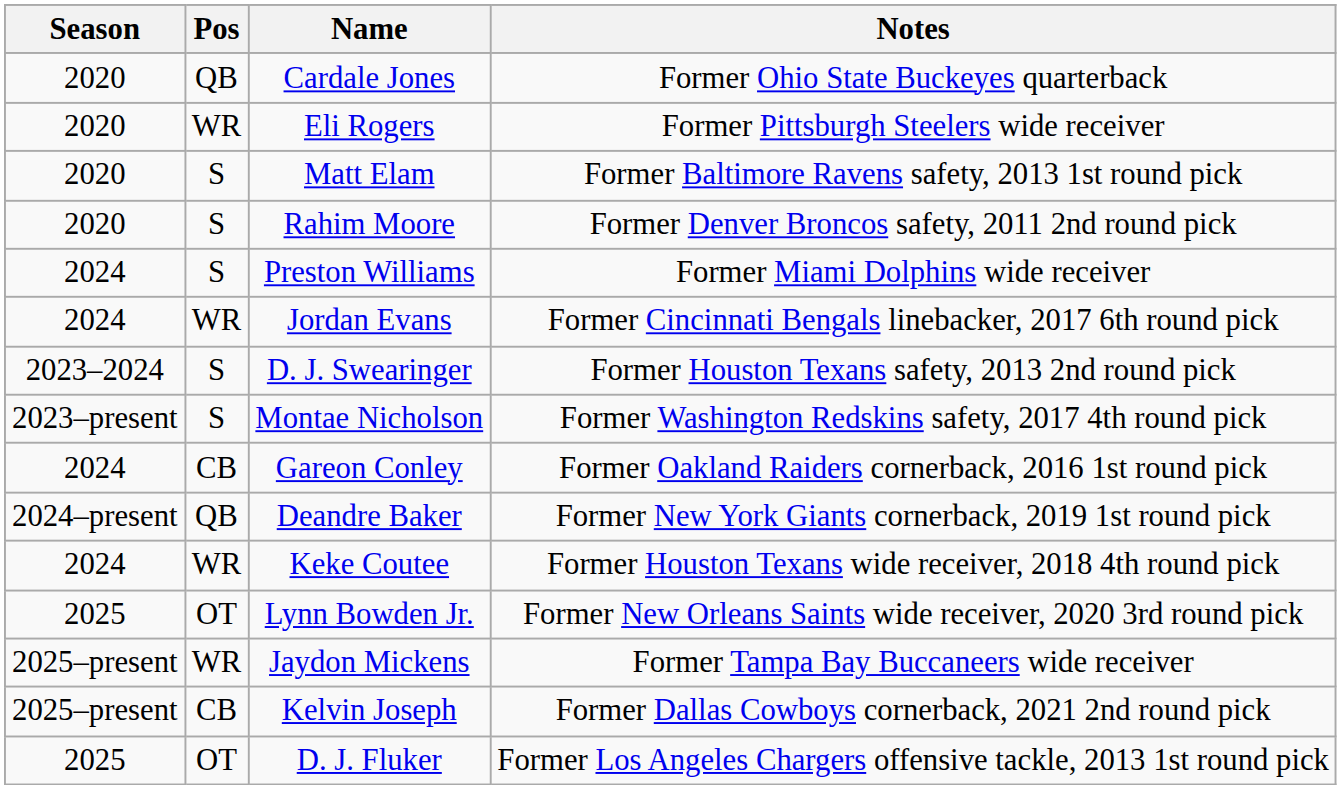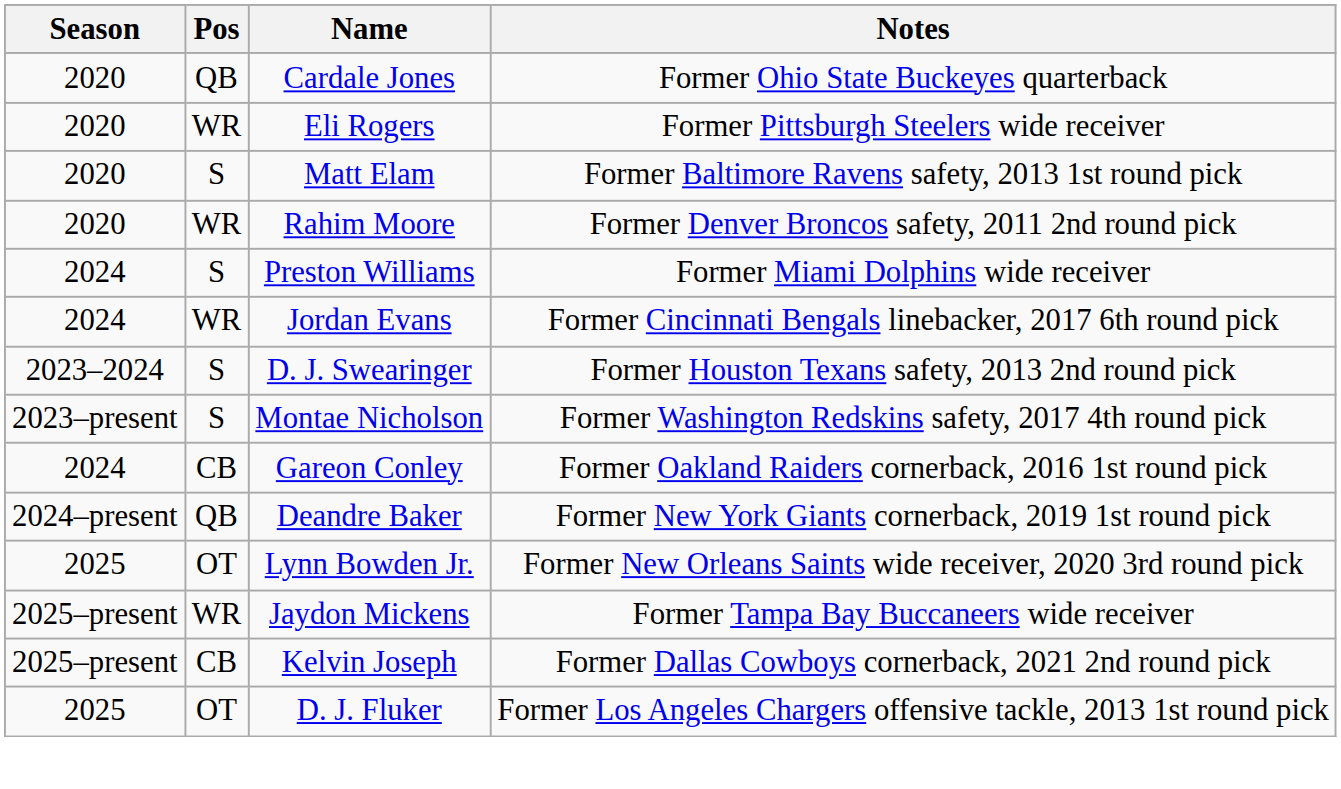(216, 223) S -> (216, 223) WR
- row: (369, 564)
